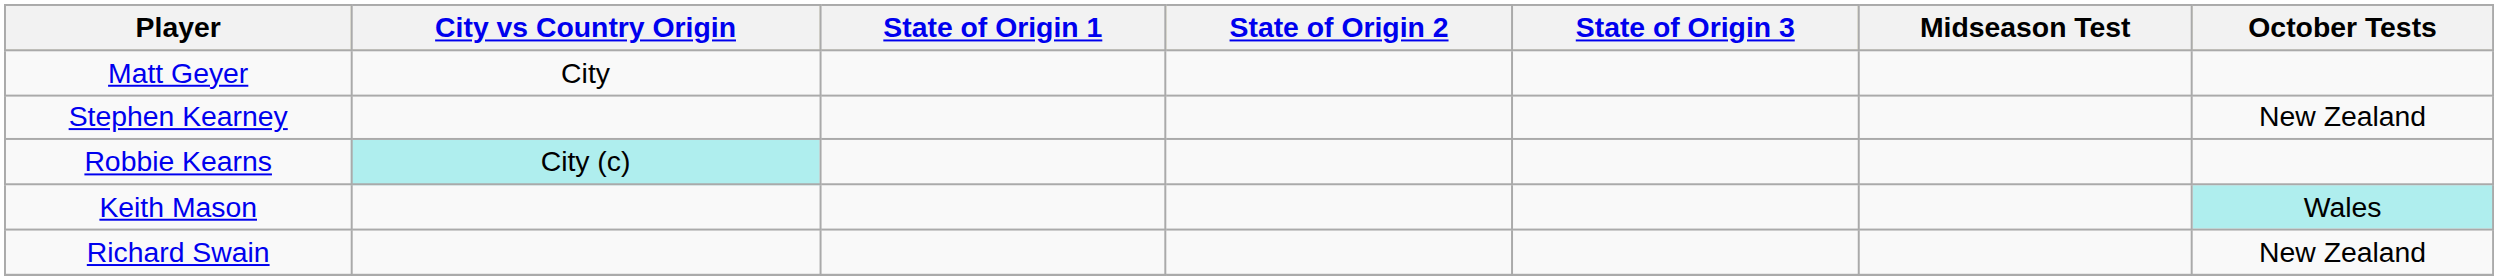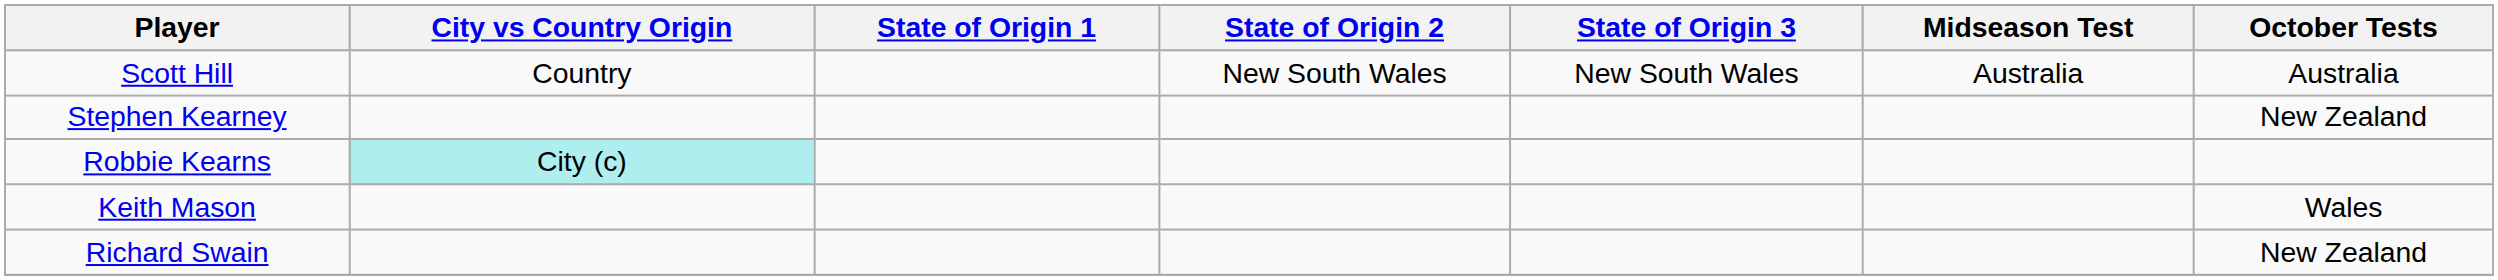- row: (178, 73)
+ row: (177, 73)
(2343, 207) paleturquoise background -> (2344, 207) no background
